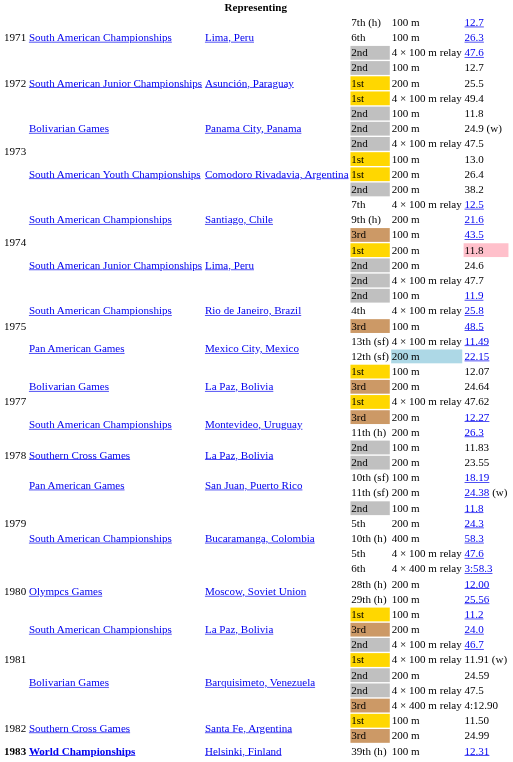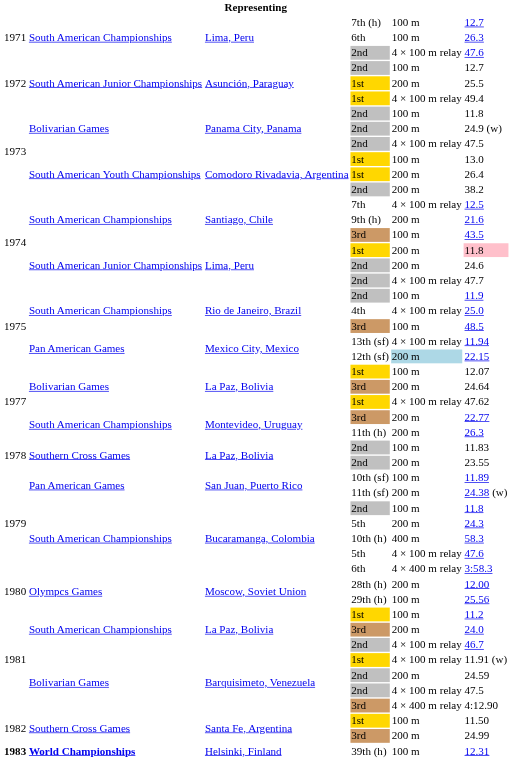(474, 311) 25.8 -> (474, 311) 25.0
(477, 341) 11.49 -> (477, 341) 11.94
(477, 417) 12.27 -> (477, 417) 22.77
(477, 478) 18.19 -> (477, 478) 11.89
